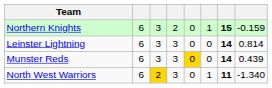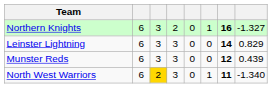(226, 28) 15 -> (226, 28) 16
(251, 28) -0.159 -> (251, 28) -1.327
(251, 43) 0.814 -> (251, 43) 0.829
(192, 59) gold background -> (192, 59) no background
(226, 59) 14 -> (226, 59) 12
